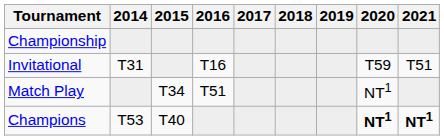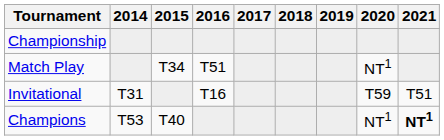rows swapped: (46, 91) <-> (45, 65)
(378, 120) bold -> (378, 120) normal
